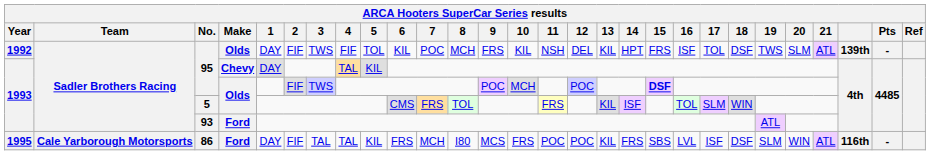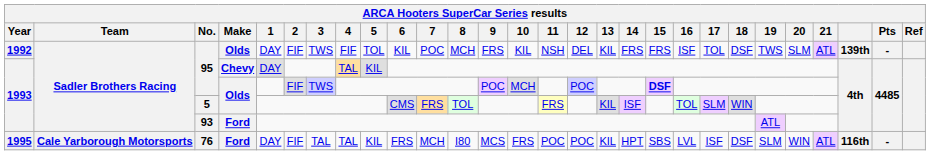(632, 50) HPT -> (632, 50) FRS
(207, 141) 86 -> (207, 141) 76
(632, 141) FRS -> (632, 141) HPT
